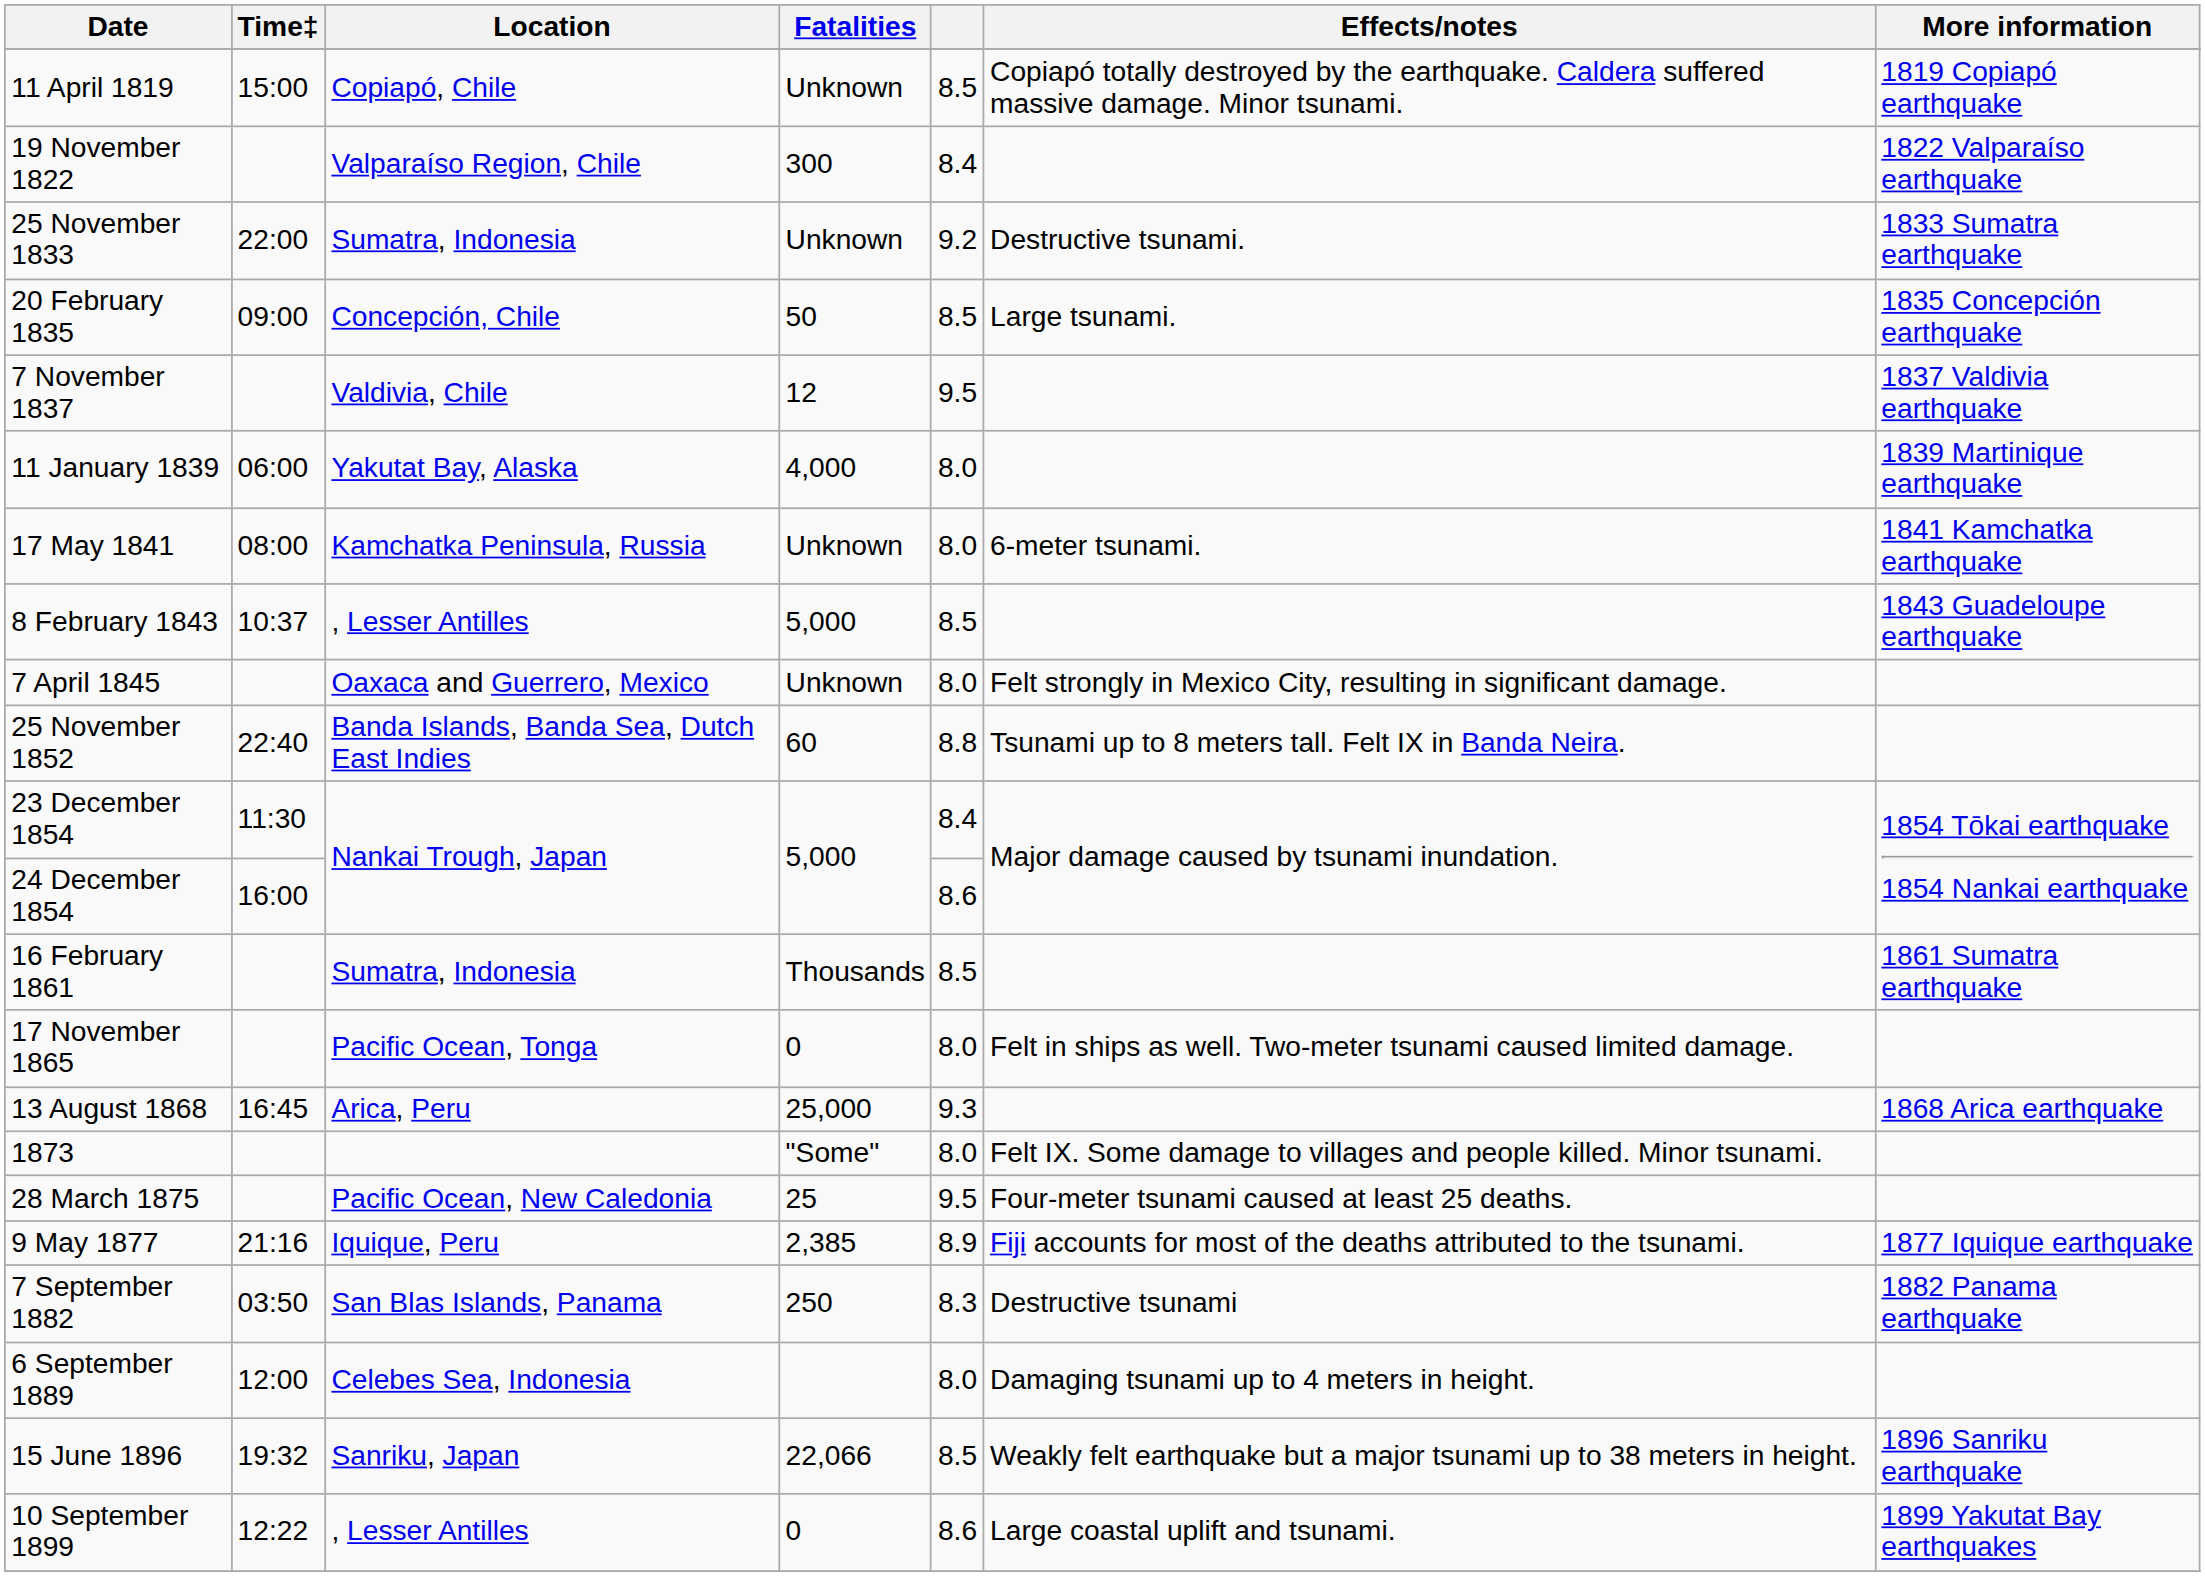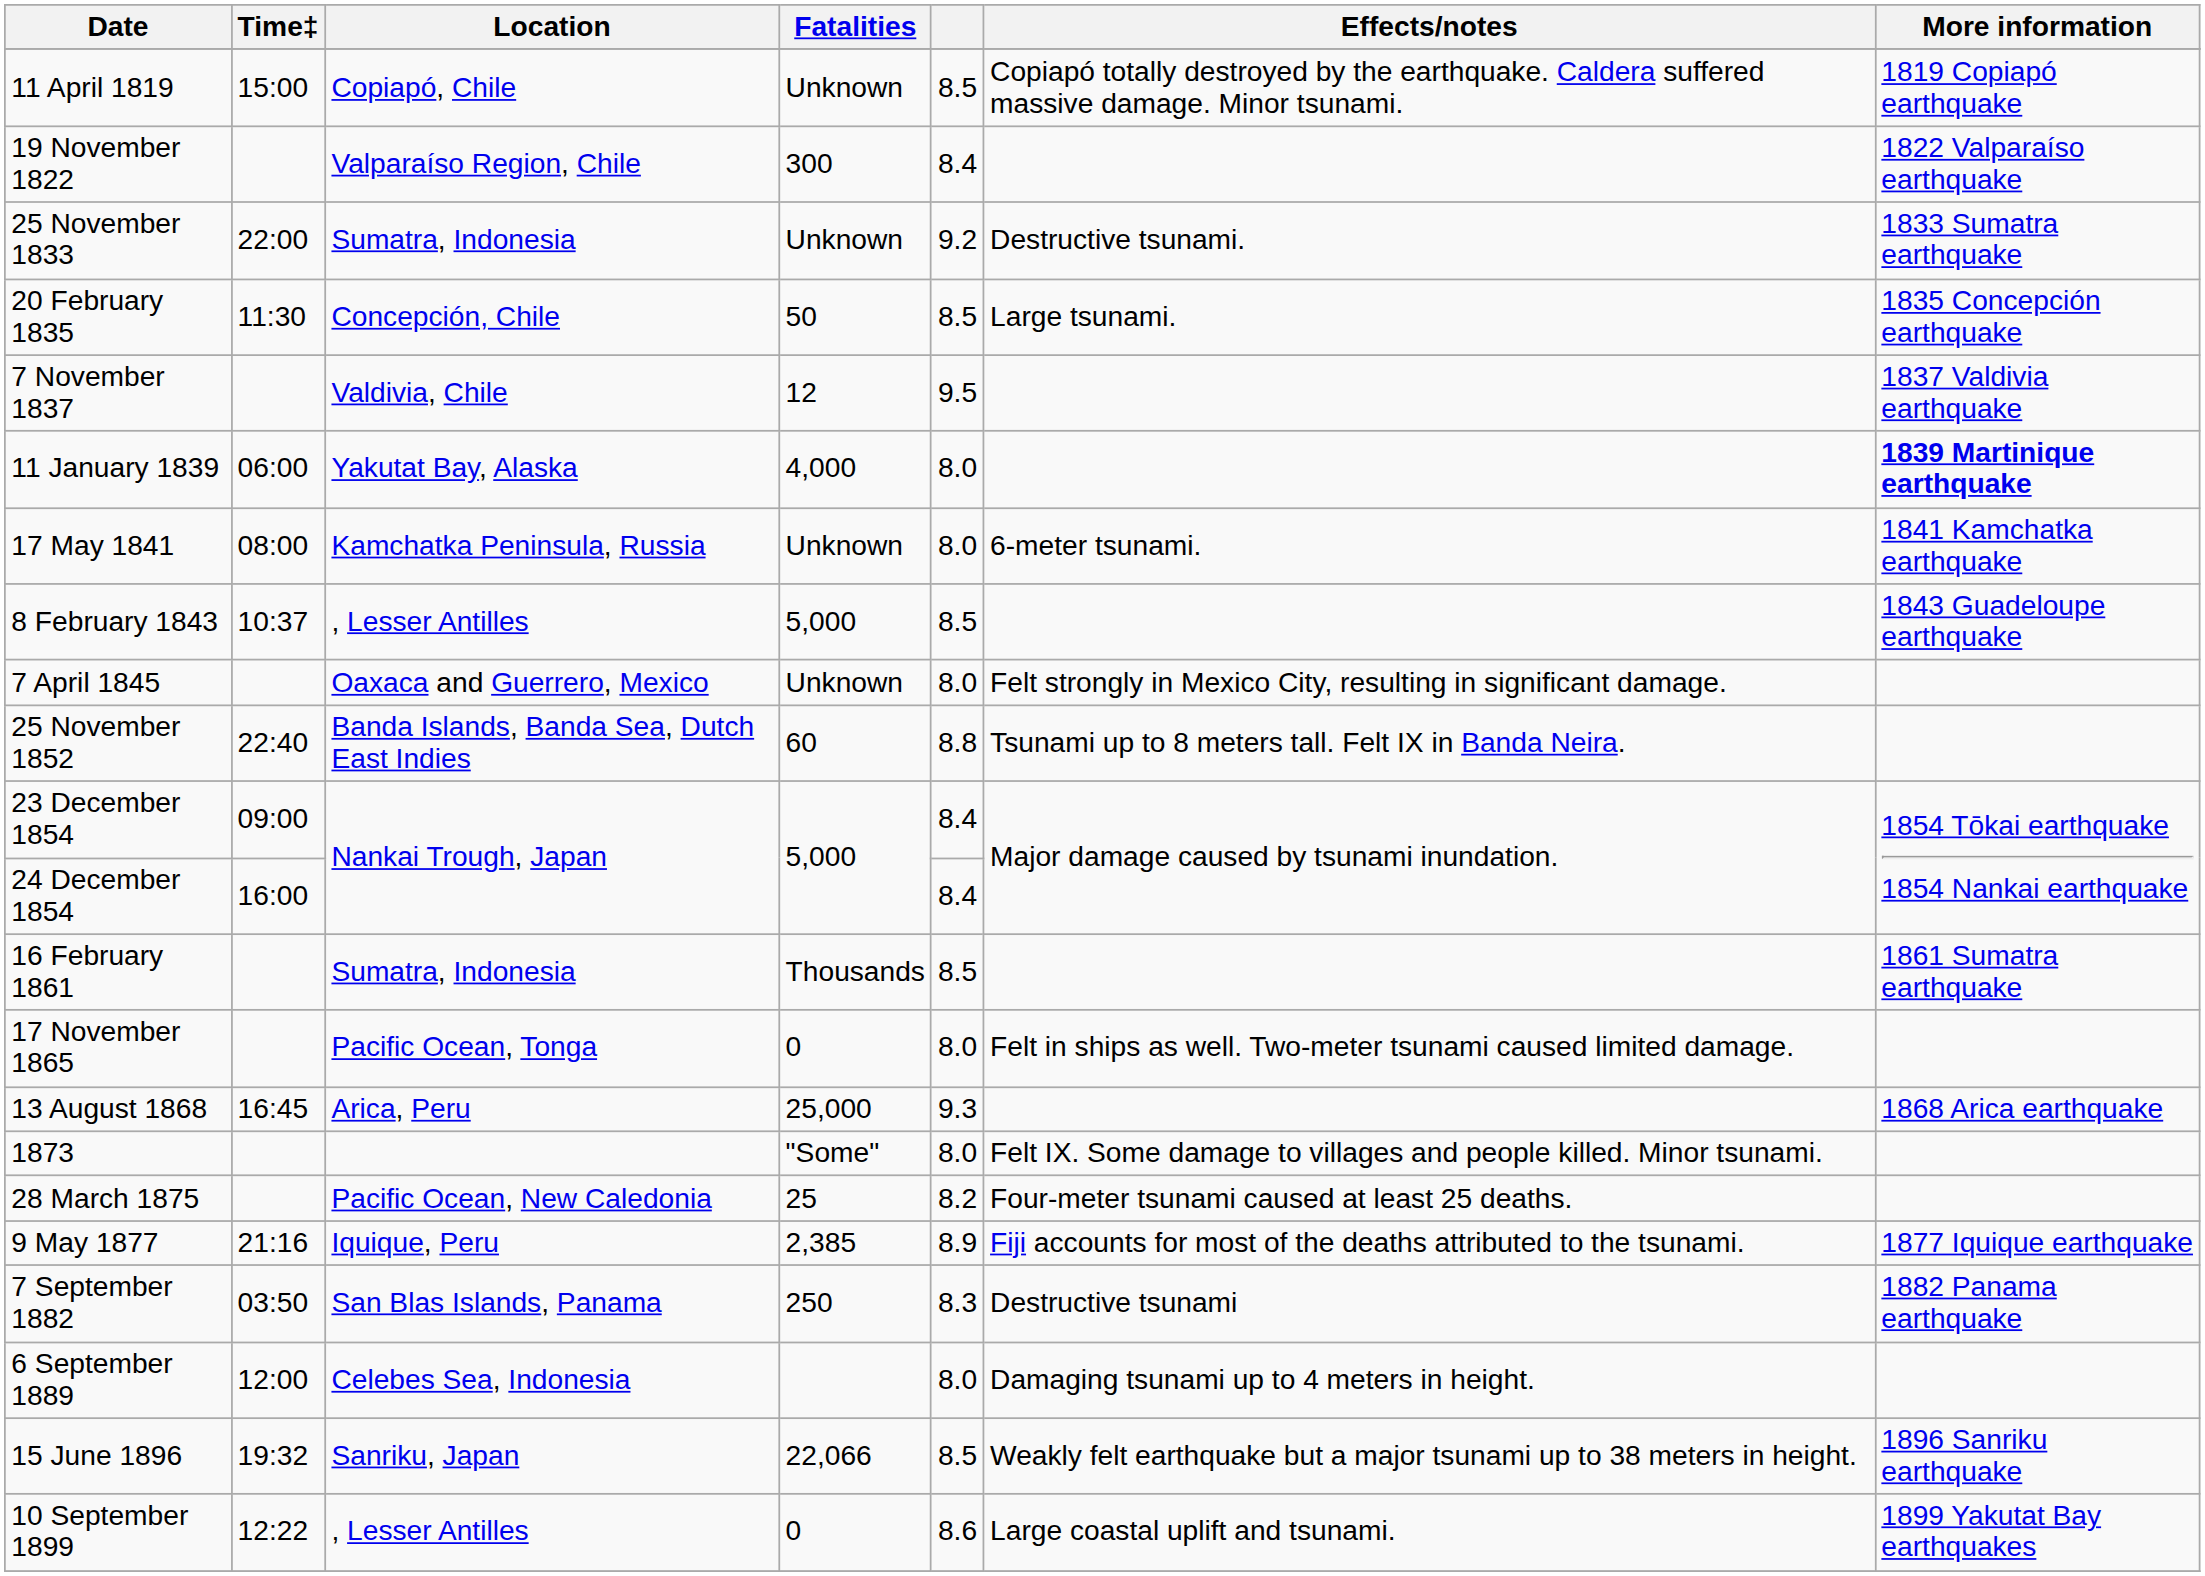(273, 316) 09:00 -> (272, 316) 11:30
(1982, 469) normal -> (1988, 469) bold
(272, 819) 11:30 -> (273, 819) 09:00
(958, 895) 8.6 -> (958, 895) 8.4
(958, 1197) 9.5 -> (958, 1197) 8.2
